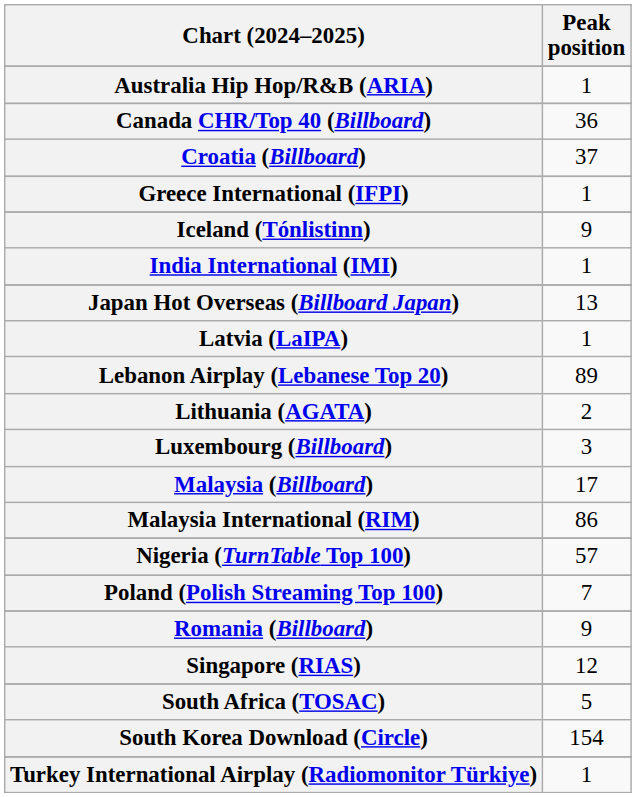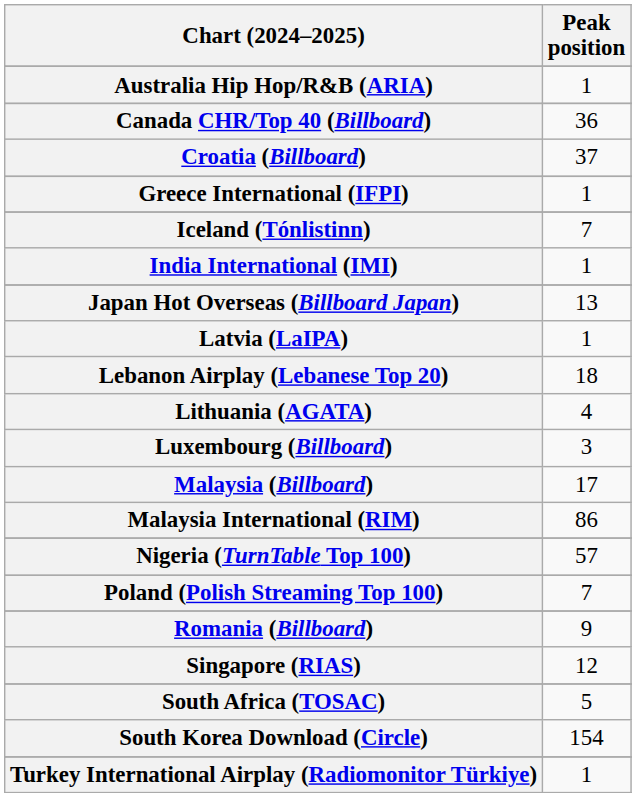(586, 229) 9 -> (586, 229) 7
(586, 374) 89 -> (586, 374) 18
(586, 411) 2 -> (586, 411) 4
